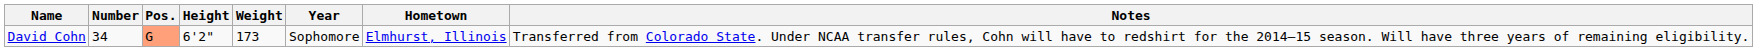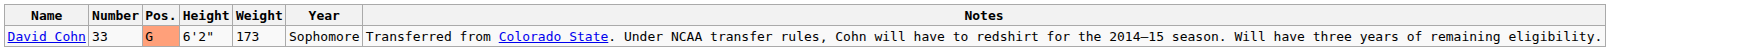- column: (436, 15)
(100, 36) 34 -> (100, 36) 33
